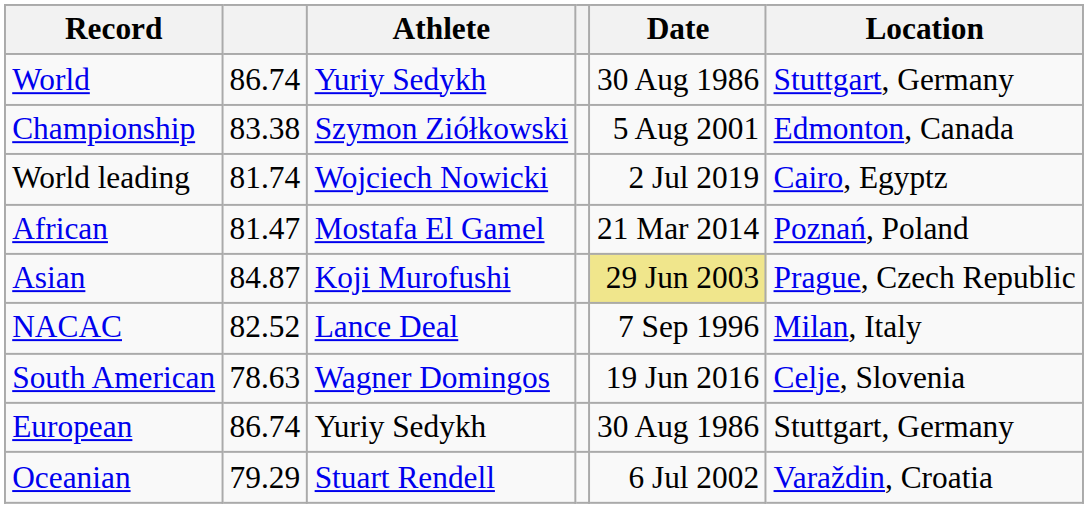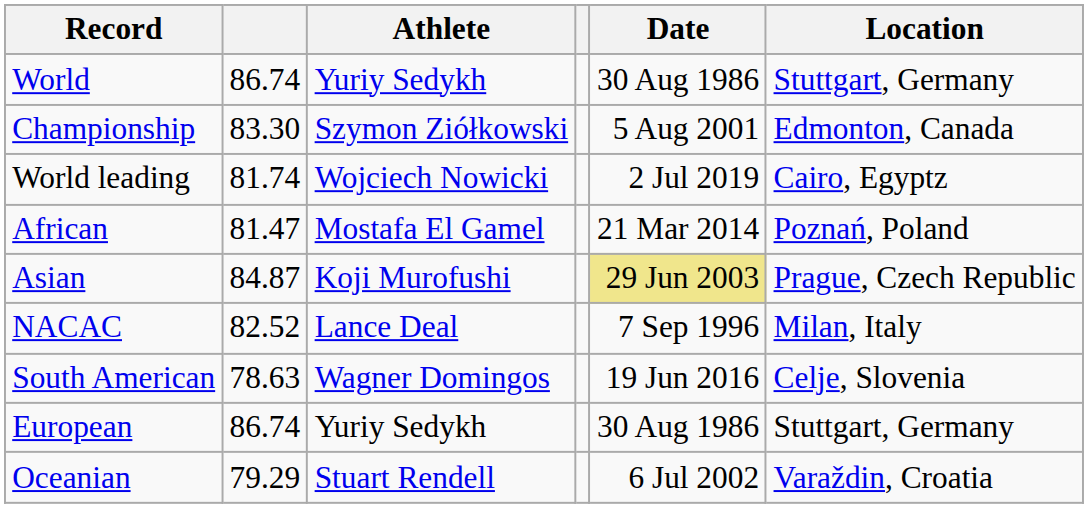(265, 128) 83.38 -> (265, 128) 83.30
